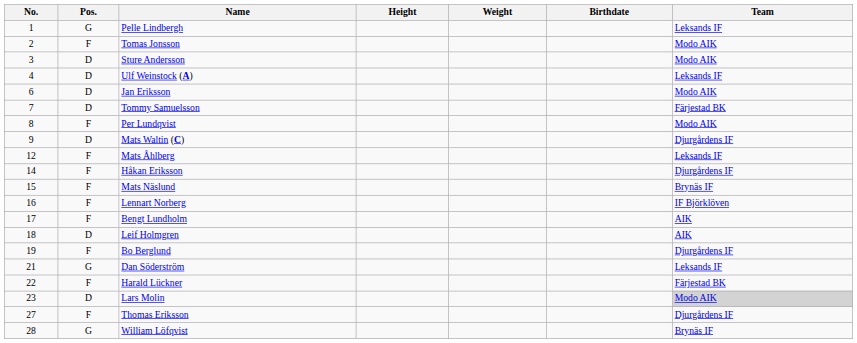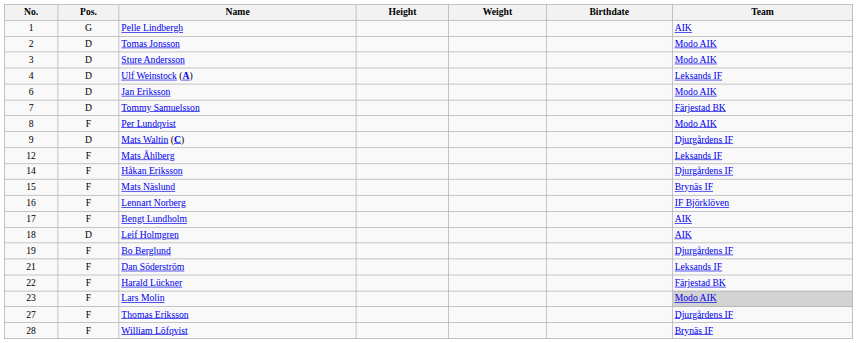(698, 28) Leksands IF -> (683, 28) AIK
(88, 44) F -> (88, 44) D
(88, 267) G -> (88, 267) F
(88, 299) D -> (88, 299) F
(88, 331) G -> (88, 331) F
